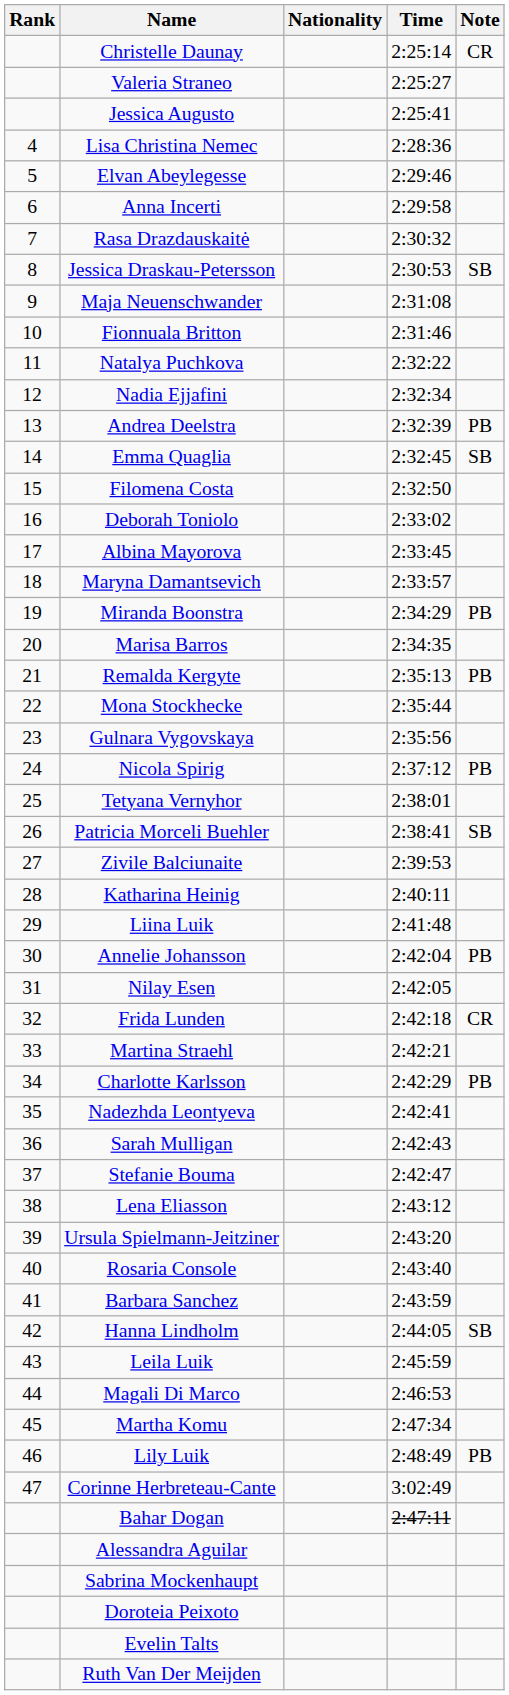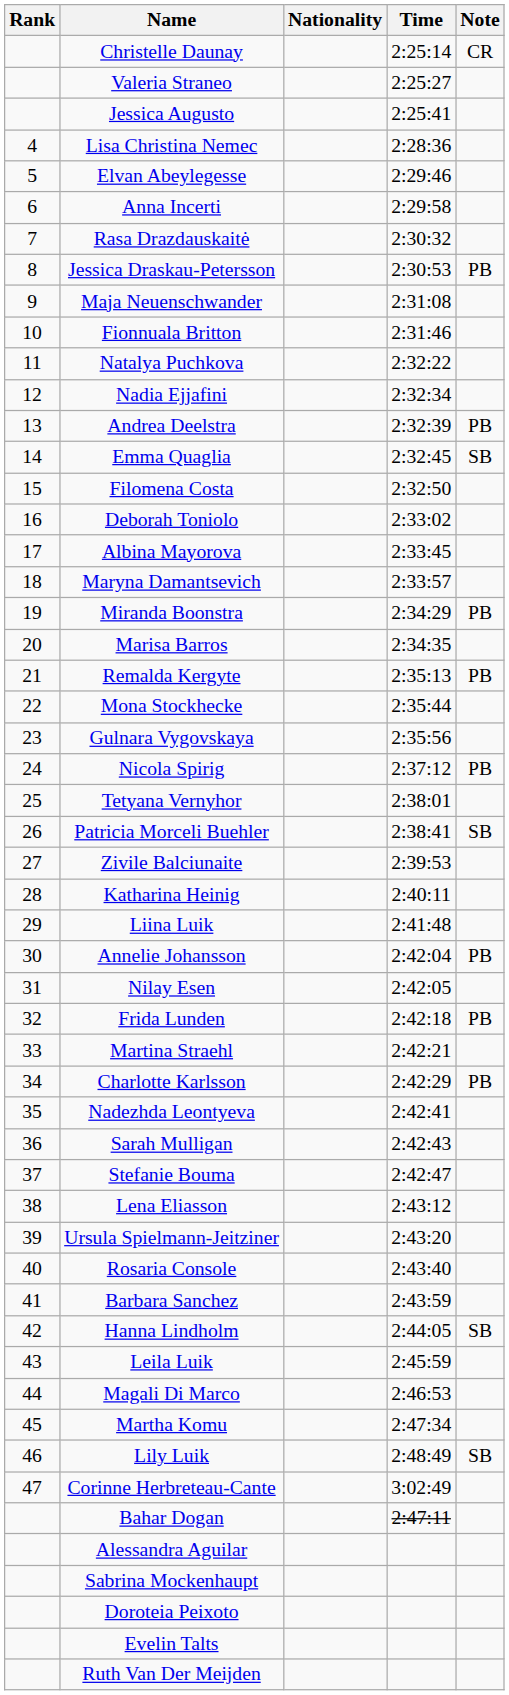(480, 269) SB -> (480, 269) PB
(480, 1018) CR -> (480, 1018) PB
(480, 1455) PB -> (480, 1455) SB
